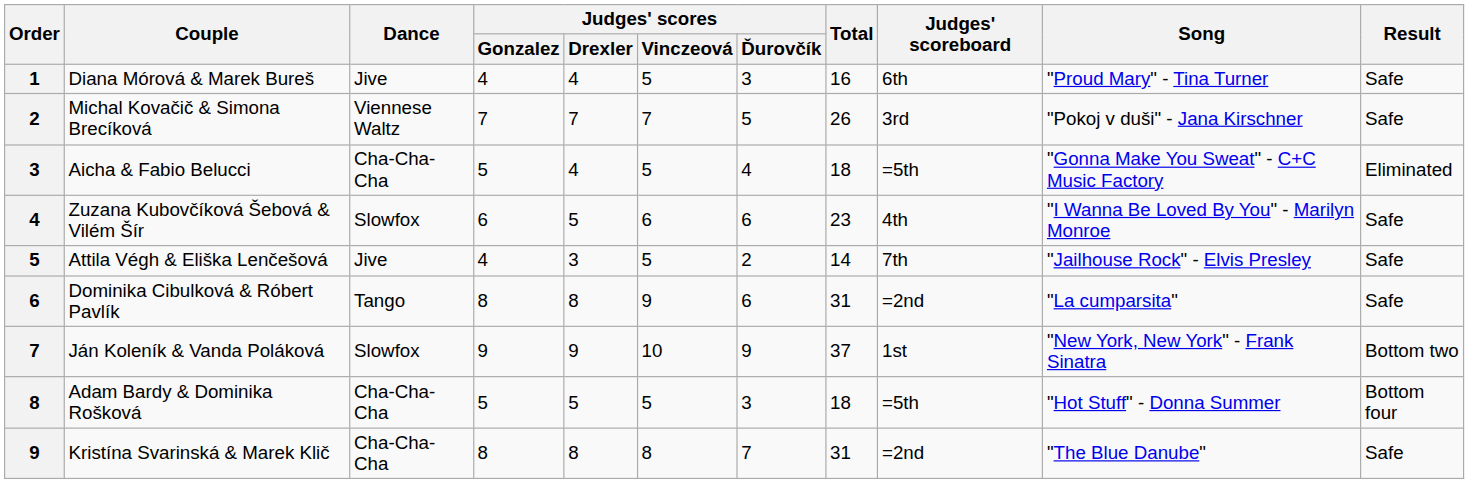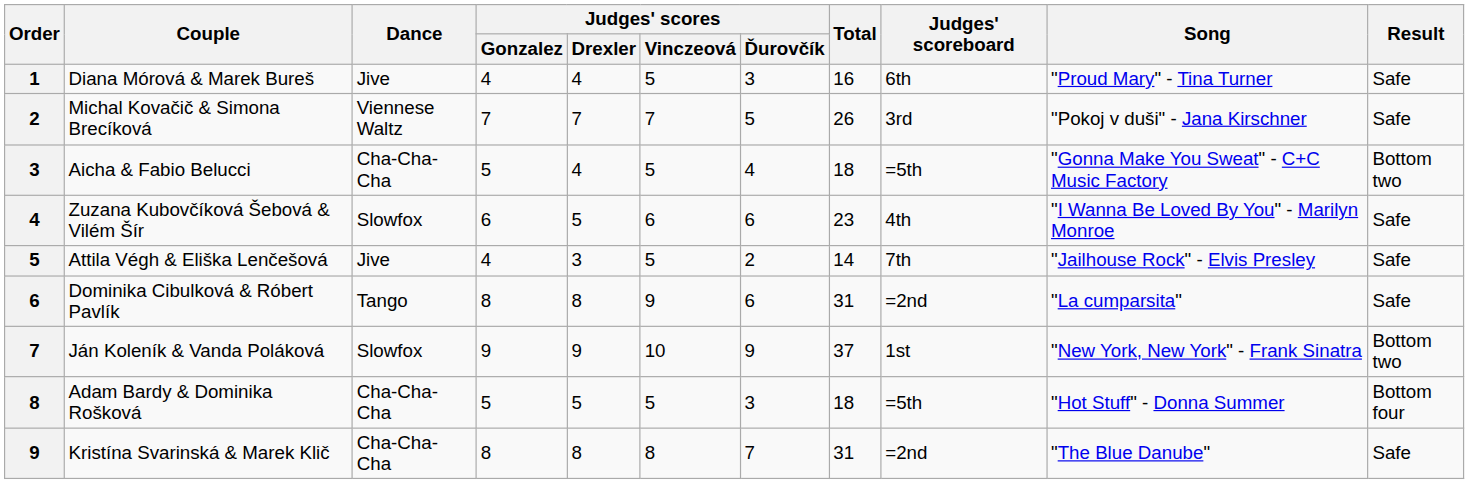(1409, 169) Eliminated -> (1402, 169) Bottom two
